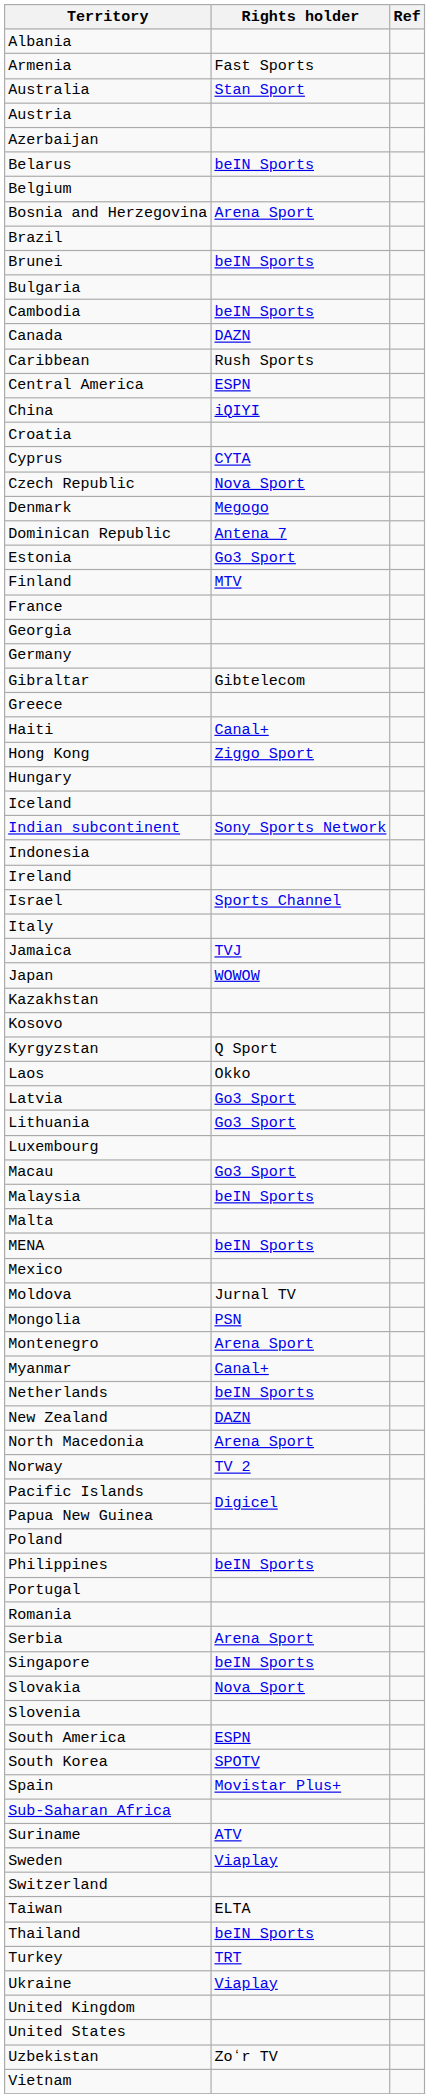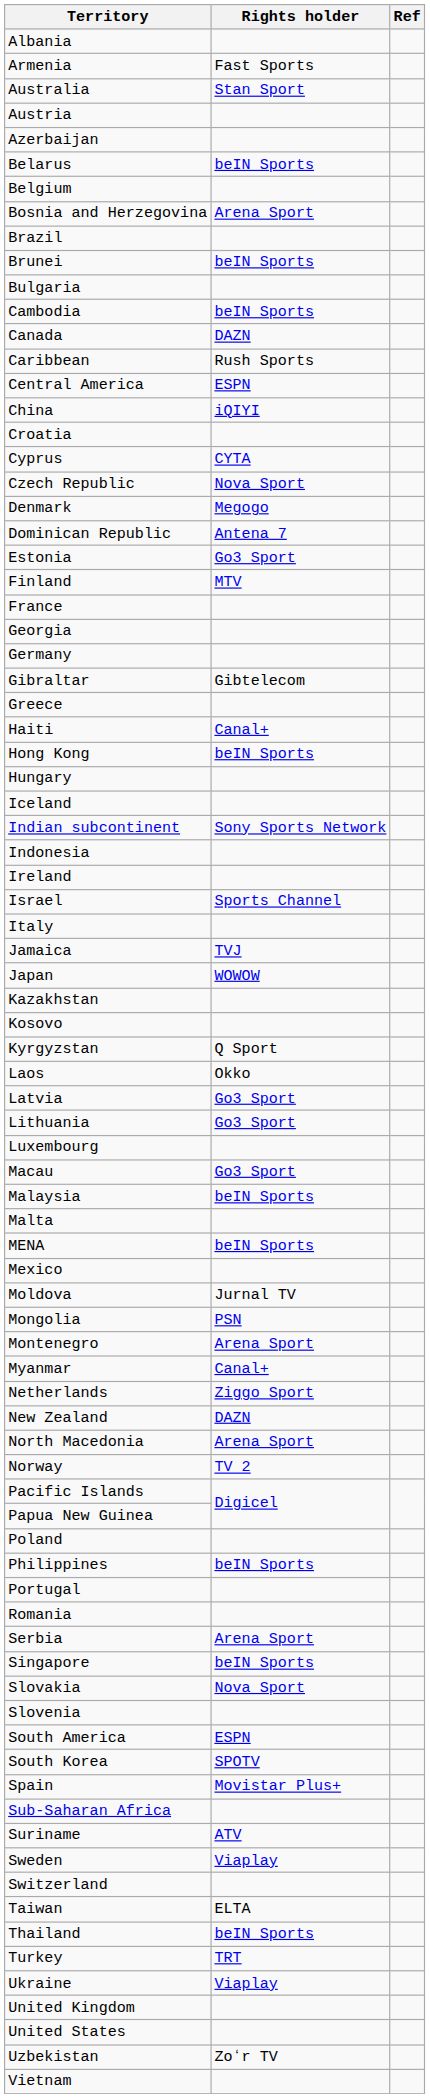(264, 754) Ziggo Sport -> (264, 754) beIN Sports
(264, 1393) beIN Sports -> (264, 1393) Ziggo Sport
